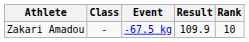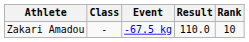(195, 29) 109.9 -> (195, 29) 110.0
